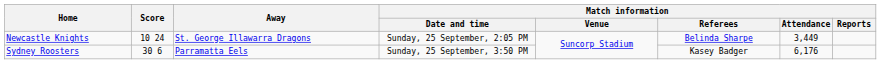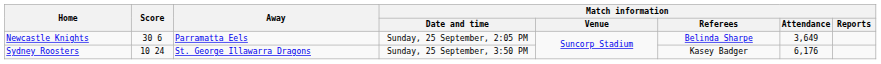(152, 38) 10 24 -> (152, 38) 30 6
(243, 38) St. George Illawarra Dragons -> (211, 38) Parramatta Eels
(806, 38) 3,449 -> (806, 38) 3,649
(152, 52) 30 6 -> (152, 52) 10 24
(211, 52) Parramatta Eels -> (243, 52) St. George Illawarra Dragons
